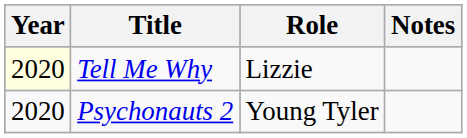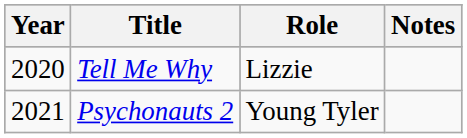(38, 68) lightyellow background -> (38, 68) no background
(38, 111) 2020 -> (38, 111) 2021
